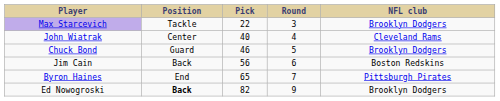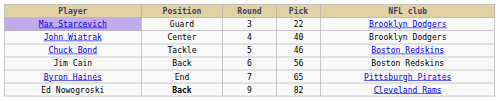columns swapped: (294, 11) <-> (245, 11)
(182, 24) Tackle -> (182, 24) Guard
(408, 37) Cleveland Rams -> (408, 37) Brooklyn Dodgers
(182, 50) Guard -> (182, 50) Tackle
(408, 50) Brooklyn Dodgers -> (408, 50) Boston Redskins
(408, 90) Brooklyn Dodgers -> (408, 90) Cleveland Rams
